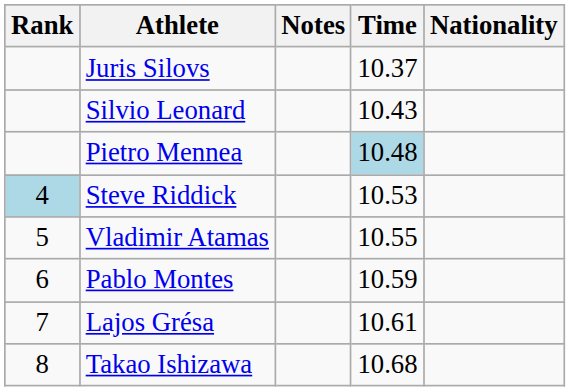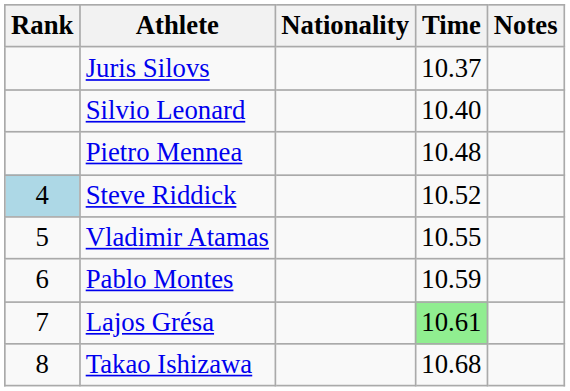columns swapped: (494, 25) <-> (313, 25)
(388, 110) 10.43 -> (451, 110) 10.40
(388, 152) lightblue background -> (451, 152) no background
(388, 195) 10.53 -> (451, 195) 10.52
(388, 322) no background -> (451, 322) lightgreen background
